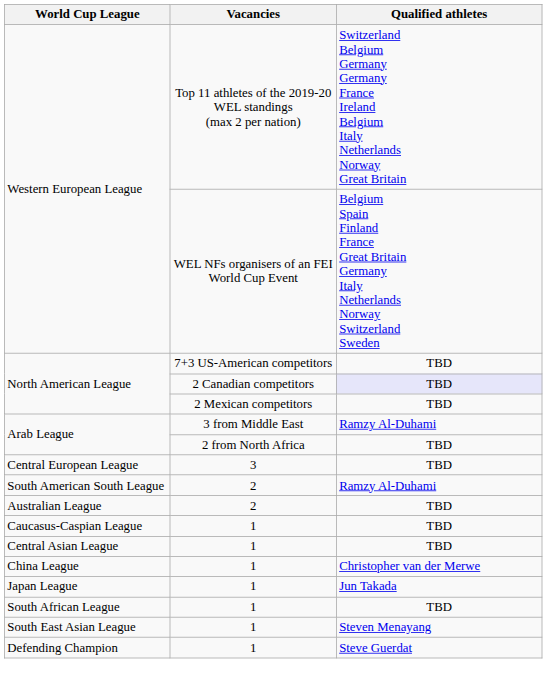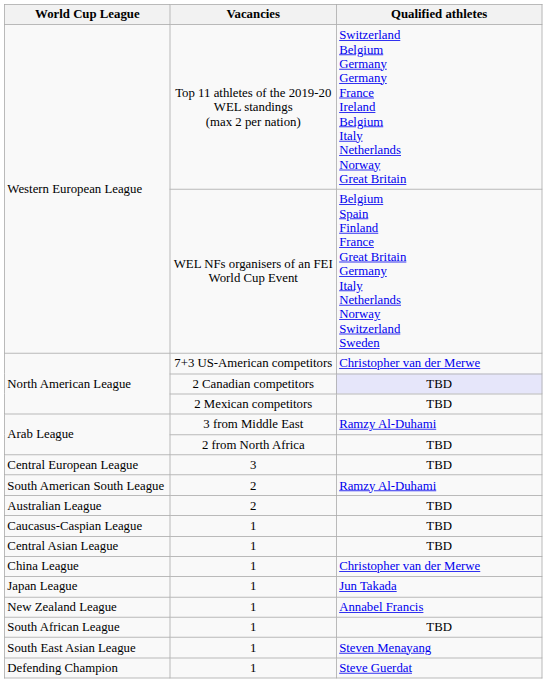(439, 363) TBD -> (410, 363) Christopher van der Merwe
+ row: (62, 607)
